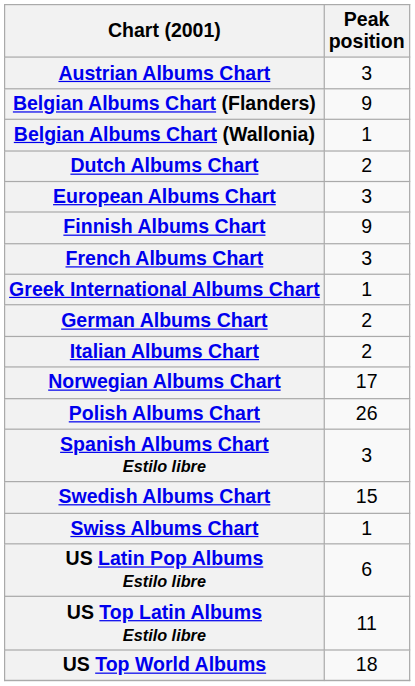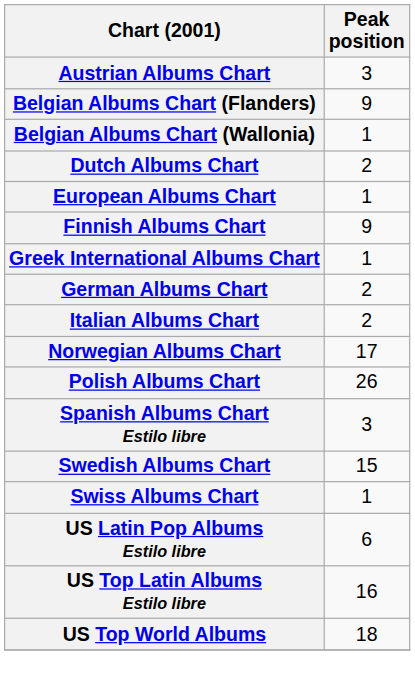(367, 196) 3 -> (367, 196) 1
- row: (164, 258)
(367, 623) 11 -> (367, 592) 16
